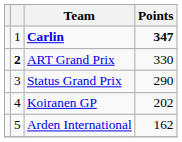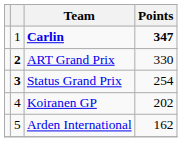(17, 81) normal -> (17, 81) bold
(163, 81) 290 -> (163, 81) 254
